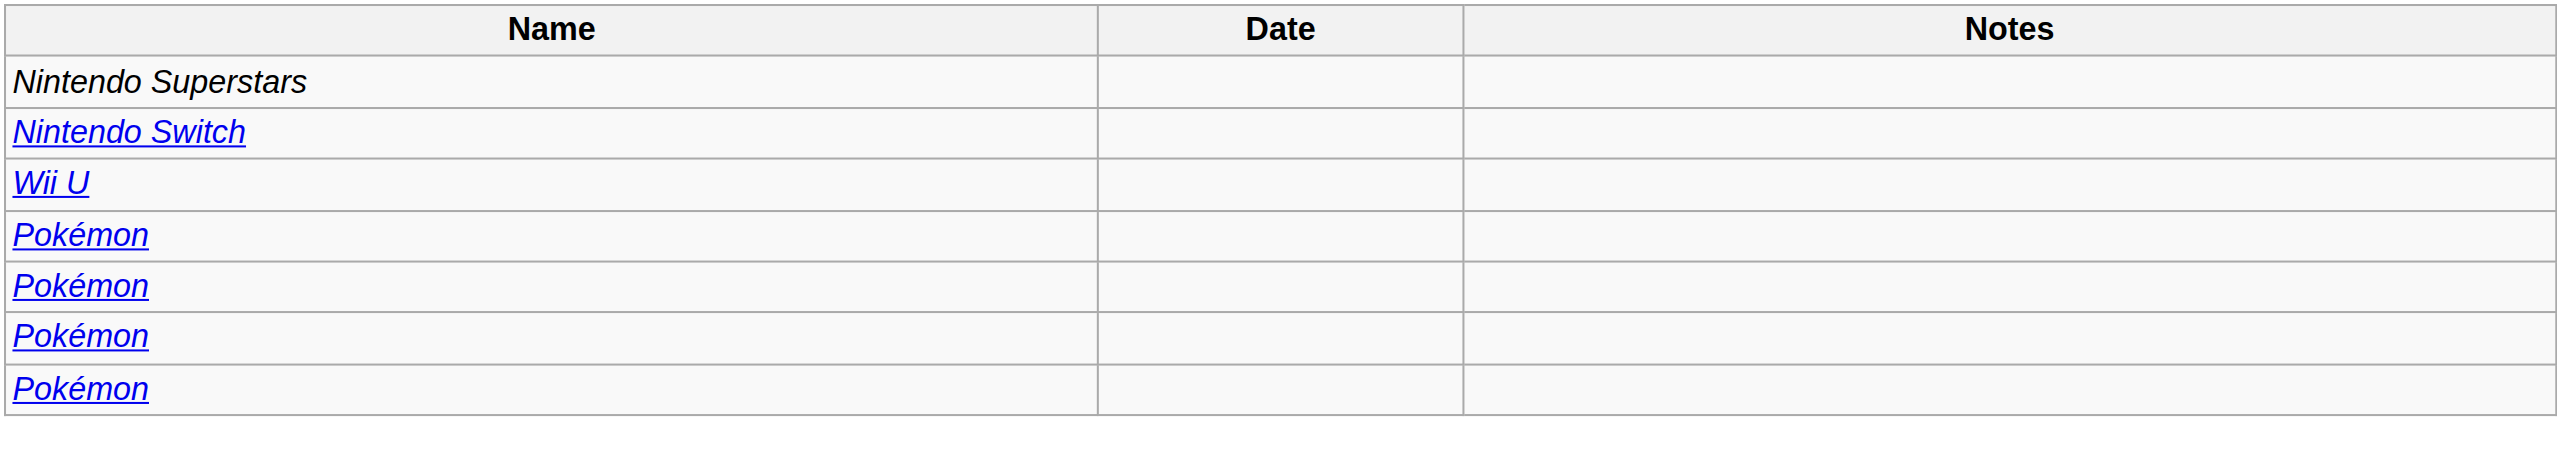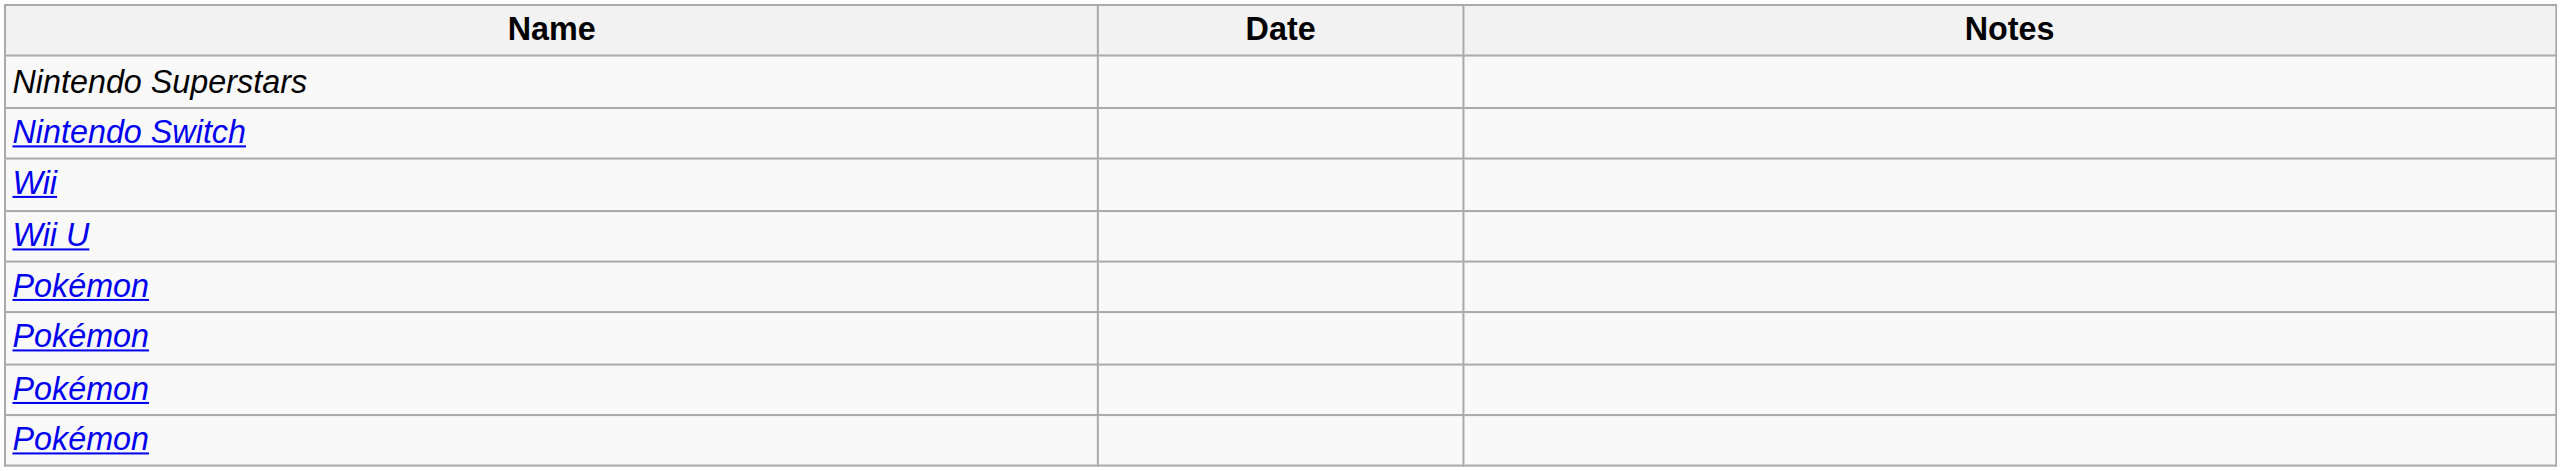+ row: (35, 183)
